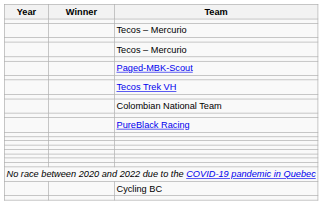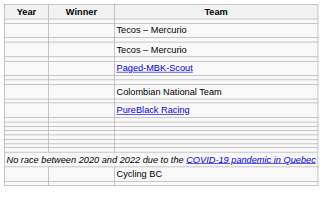- row: (26, 88)
